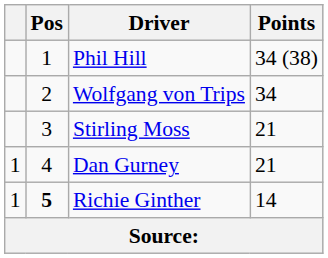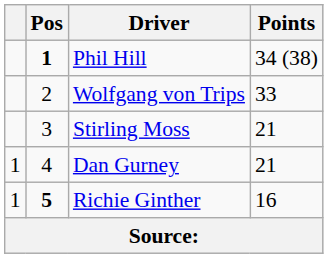(47, 58) normal -> (47, 58) bold
(266, 93) 34 -> (266, 93) 33
(266, 200) 14 -> (266, 200) 16
